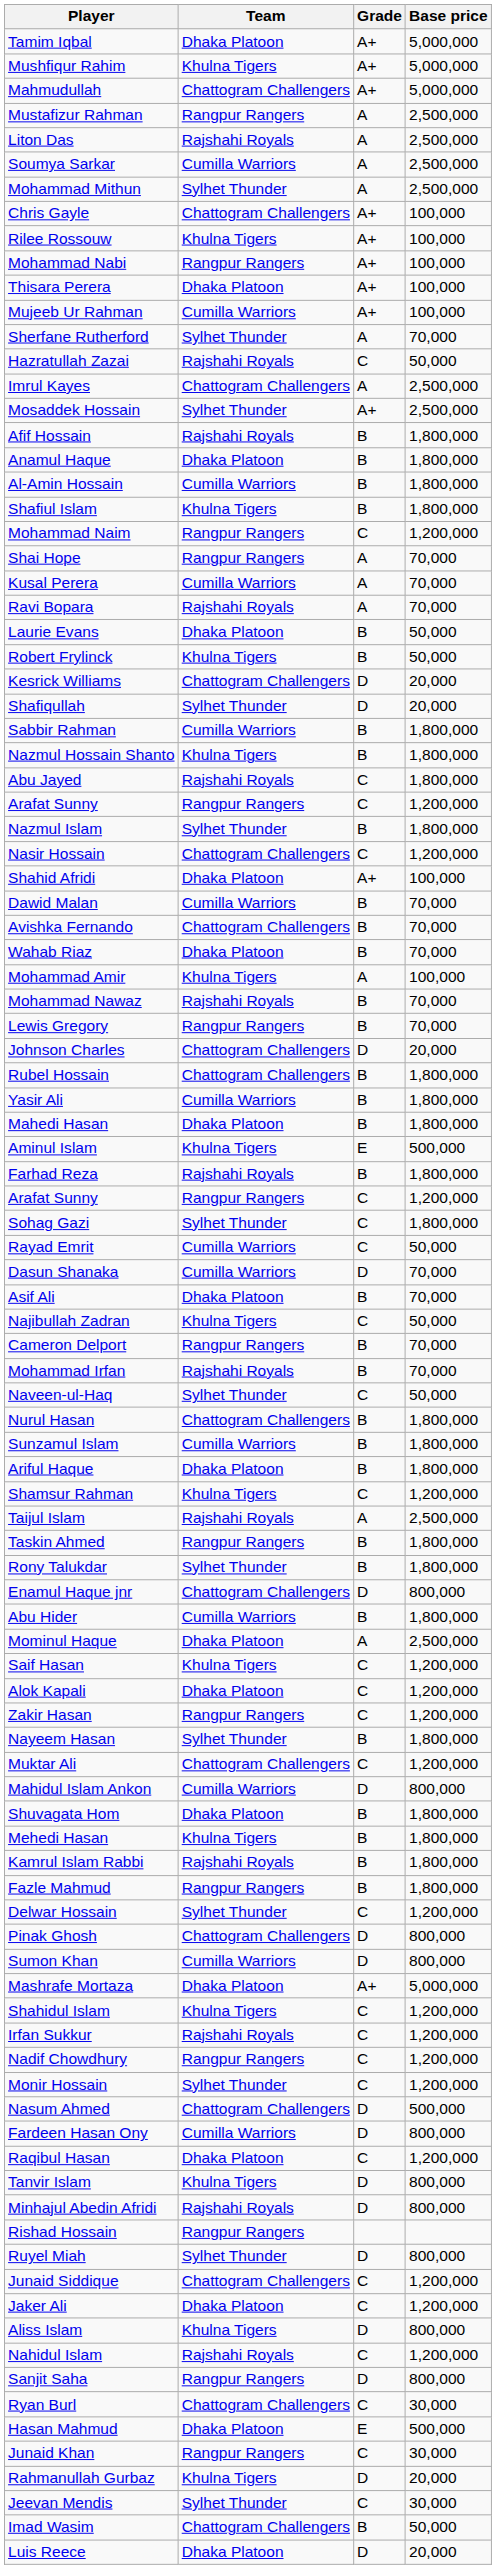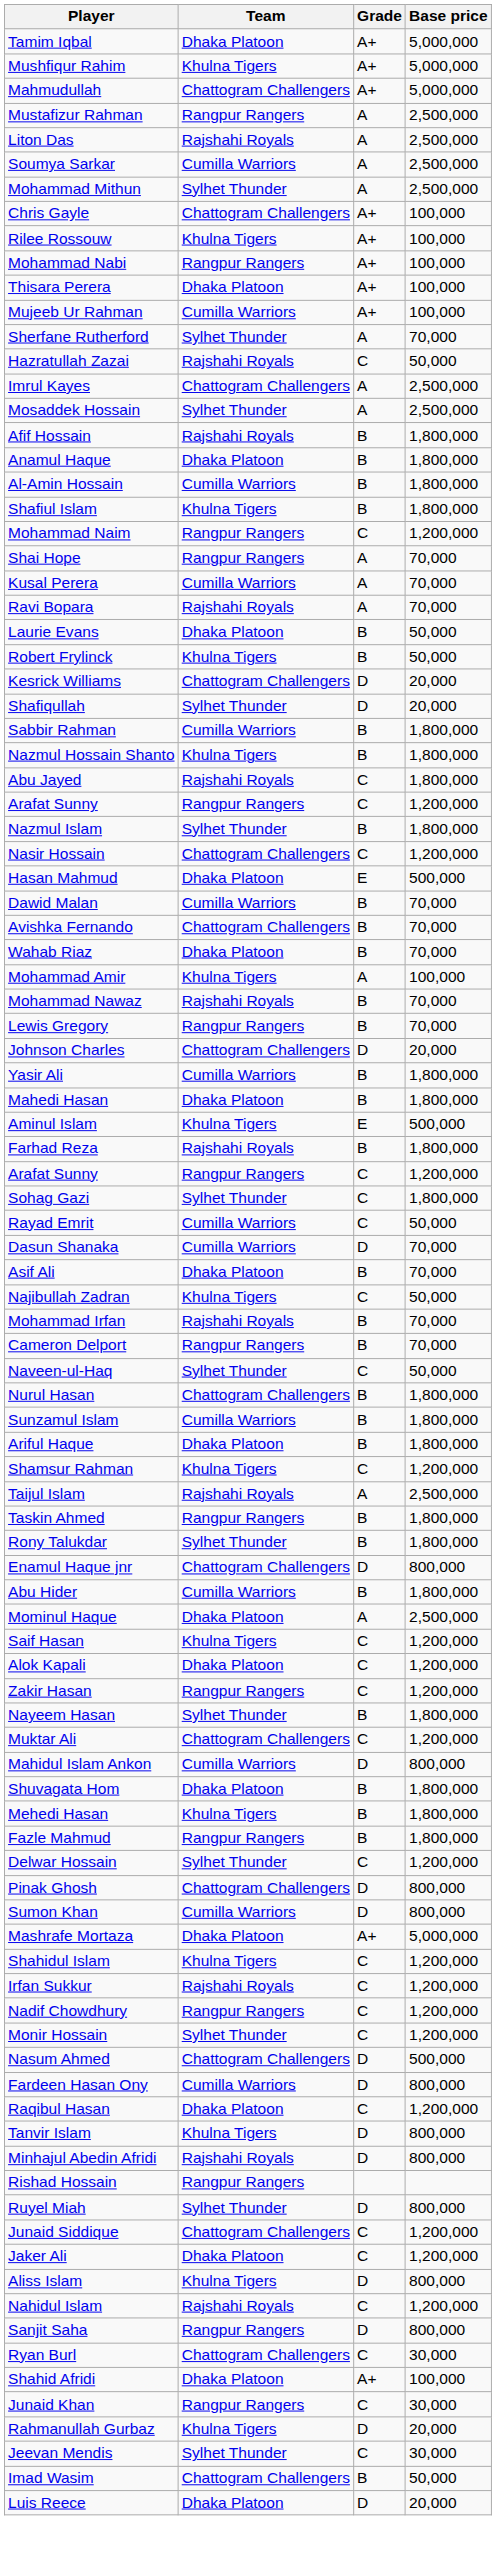(367, 410) A+ -> (362, 410) A
rows swapped: (63, 2428) <-> (52, 878)
- row: (59, 1075)
rows swapped: (67, 1370) <-> (67, 1345)
- row: (76, 1862)
